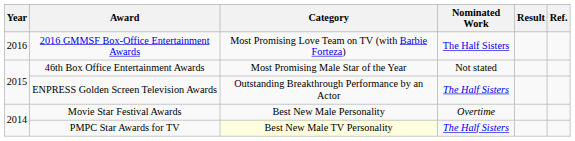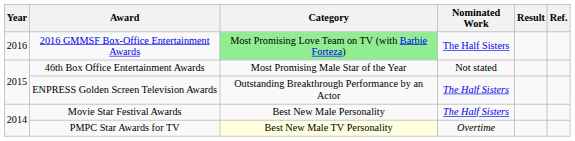(329, 46) no background -> (329, 46) lightgreen background
(476, 112) Overtime -> (476, 112) The Half Sisters
(476, 128) The Half Sisters -> (476, 128) Overtime
